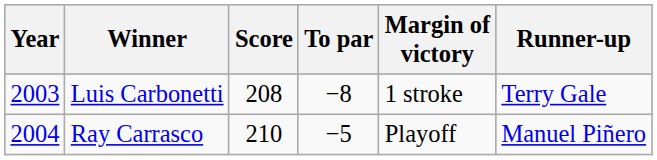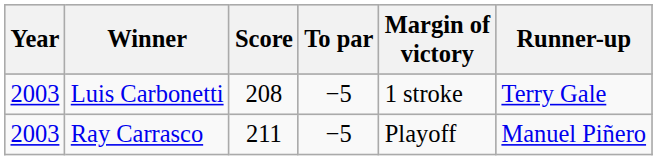(339, 94) −8 -> (339, 94) −5
(35, 134) 2004 -> (35, 134) 2003
(264, 134) 210 -> (264, 134) 211
